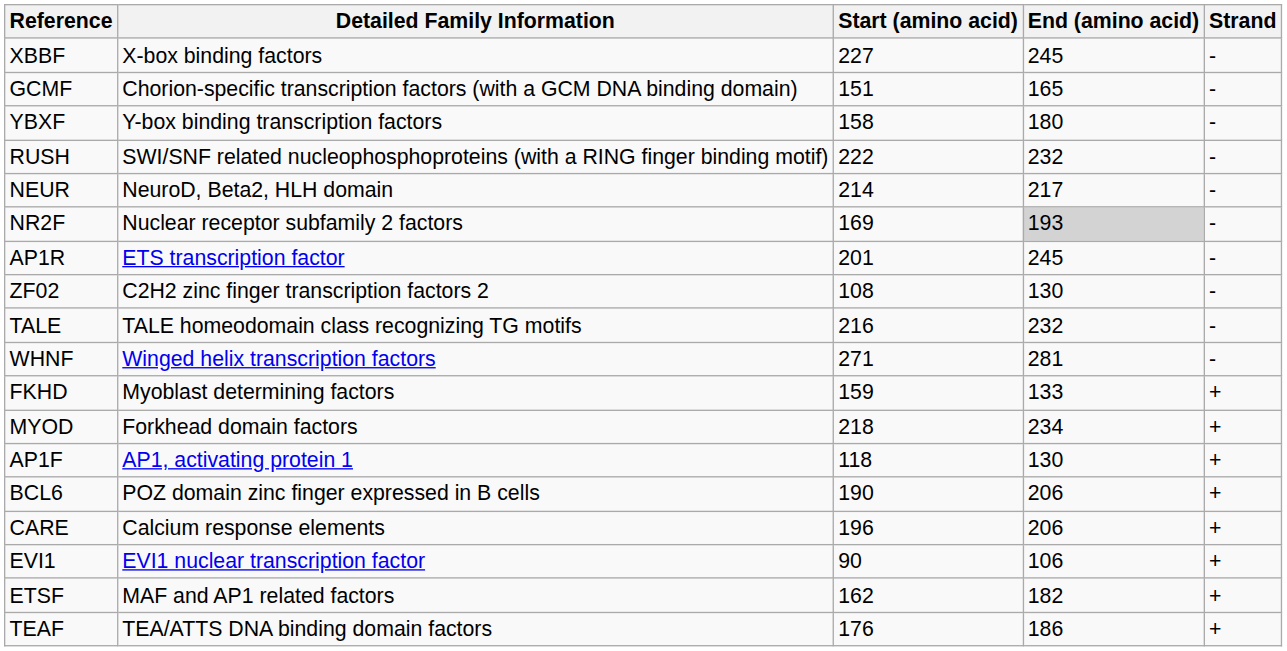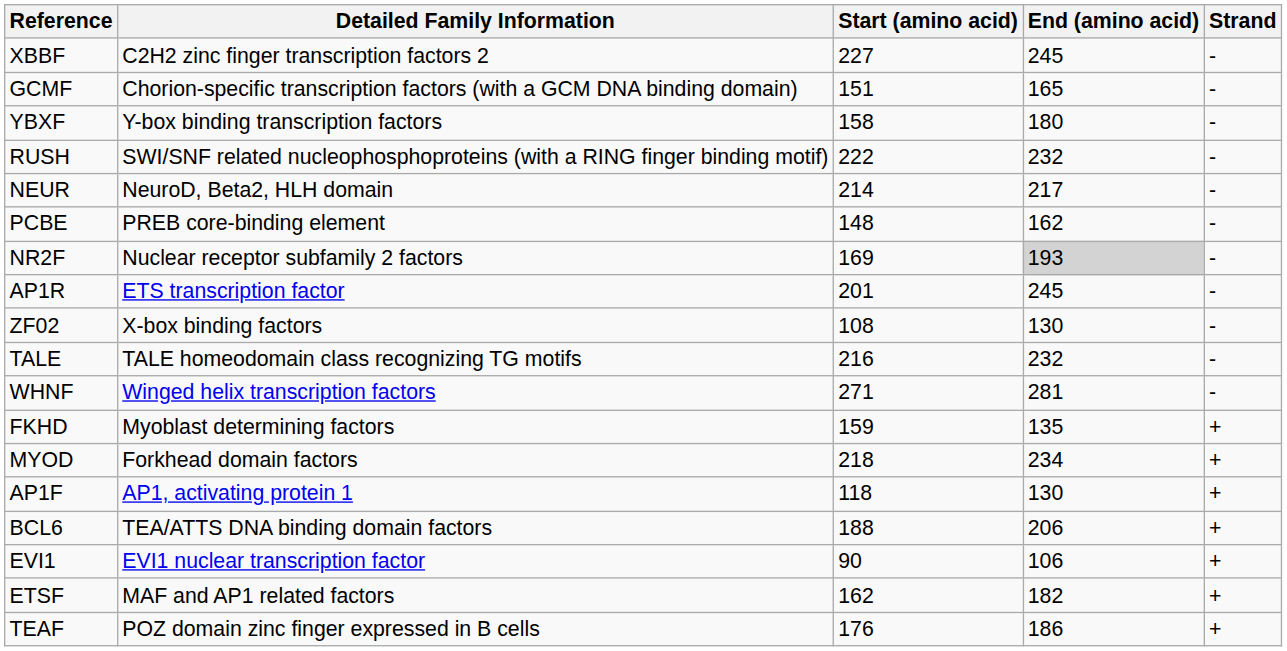(222, 55) X-box binding factors -> (306, 55) C2H2 zinc finger transcription factors 2
+ row: (39, 223)
(306, 291) C2H2 zinc finger transcription factors 2 -> (222, 325) X-box binding factors
(1046, 392) 133 -> (1046, 426) 135
(331, 493) POZ domain zinc finger expressed in B cells -> (307, 527) TEA/ATTS DNA binding domain factors
(856, 493) 190 -> (856, 527) 188
- row: (39, 527)
(307, 628) TEA/ATTS DNA binding domain factors -> (331, 628) POZ domain zinc finger expressed in B cells
